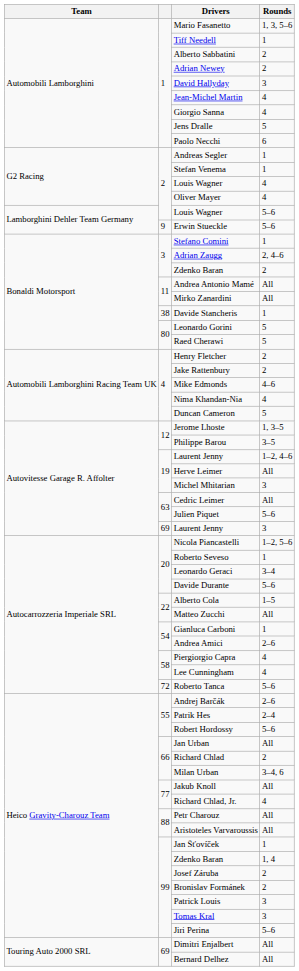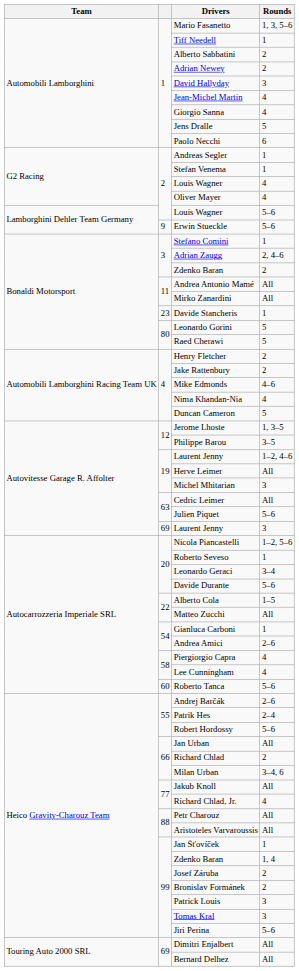(165, 312) 38 -> (165, 312) 23
(165, 686) 72 -> (165, 686) 60
